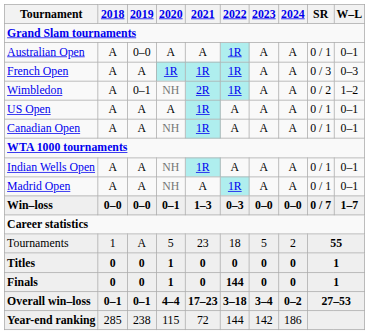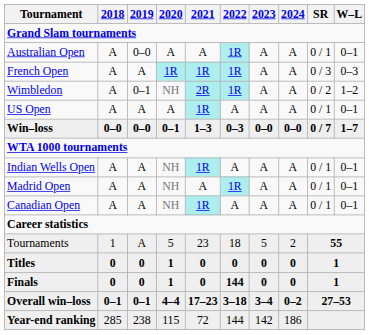rows swapped: (30, 205) <-> (44, 128)
